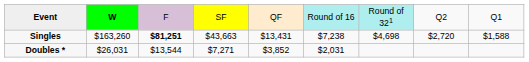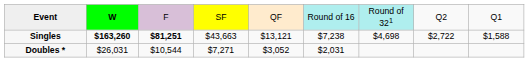(112, 37) normal -> (112, 37) bold
(276, 37) $13,431 -> (276, 37) $13,121
(441, 37) $2,720 -> (441, 37) $2,722
(166, 51) $13,544 -> (166, 51) $10,544
(276, 51) $3,852 -> (276, 51) $3,052
